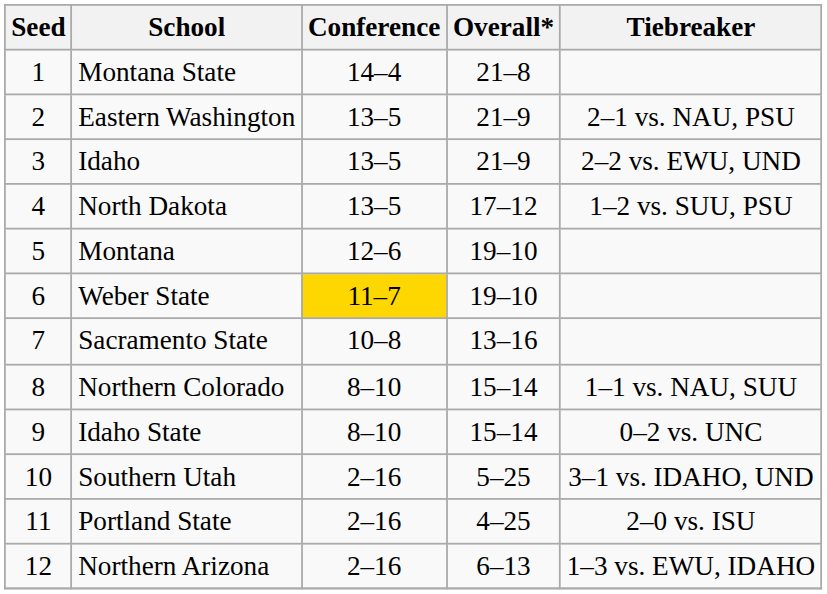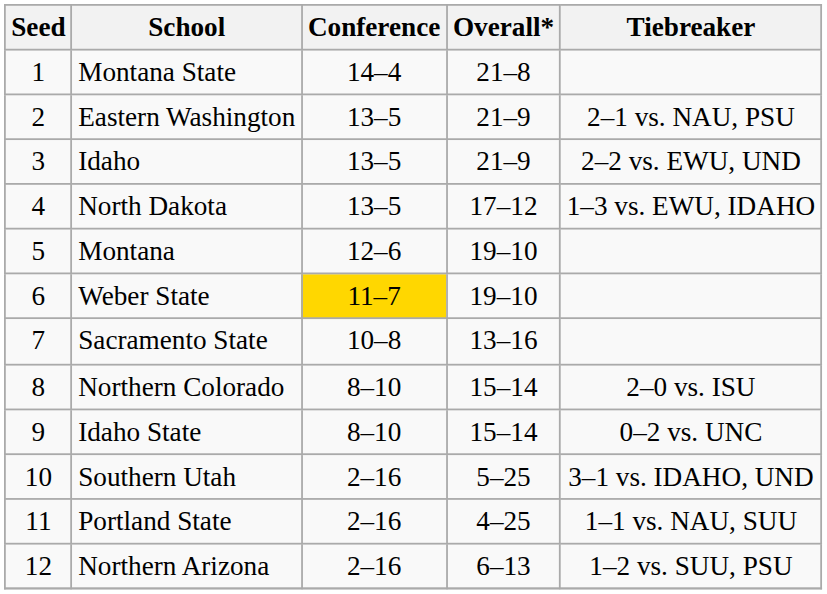(691, 206) 1–2 vs. SUU, PSU -> (691, 206) 1–3 vs. EWU, IDAHO
(691, 386) 1–1 vs. NAU, SUU -> (691, 386) 2–0 vs. ISU
(691, 520) 2–0 vs. ISU -> (691, 520) 1–1 vs. NAU, SUU
(691, 565) 1–3 vs. EWU, IDAHO -> (691, 565) 1–2 vs. SUU, PSU
